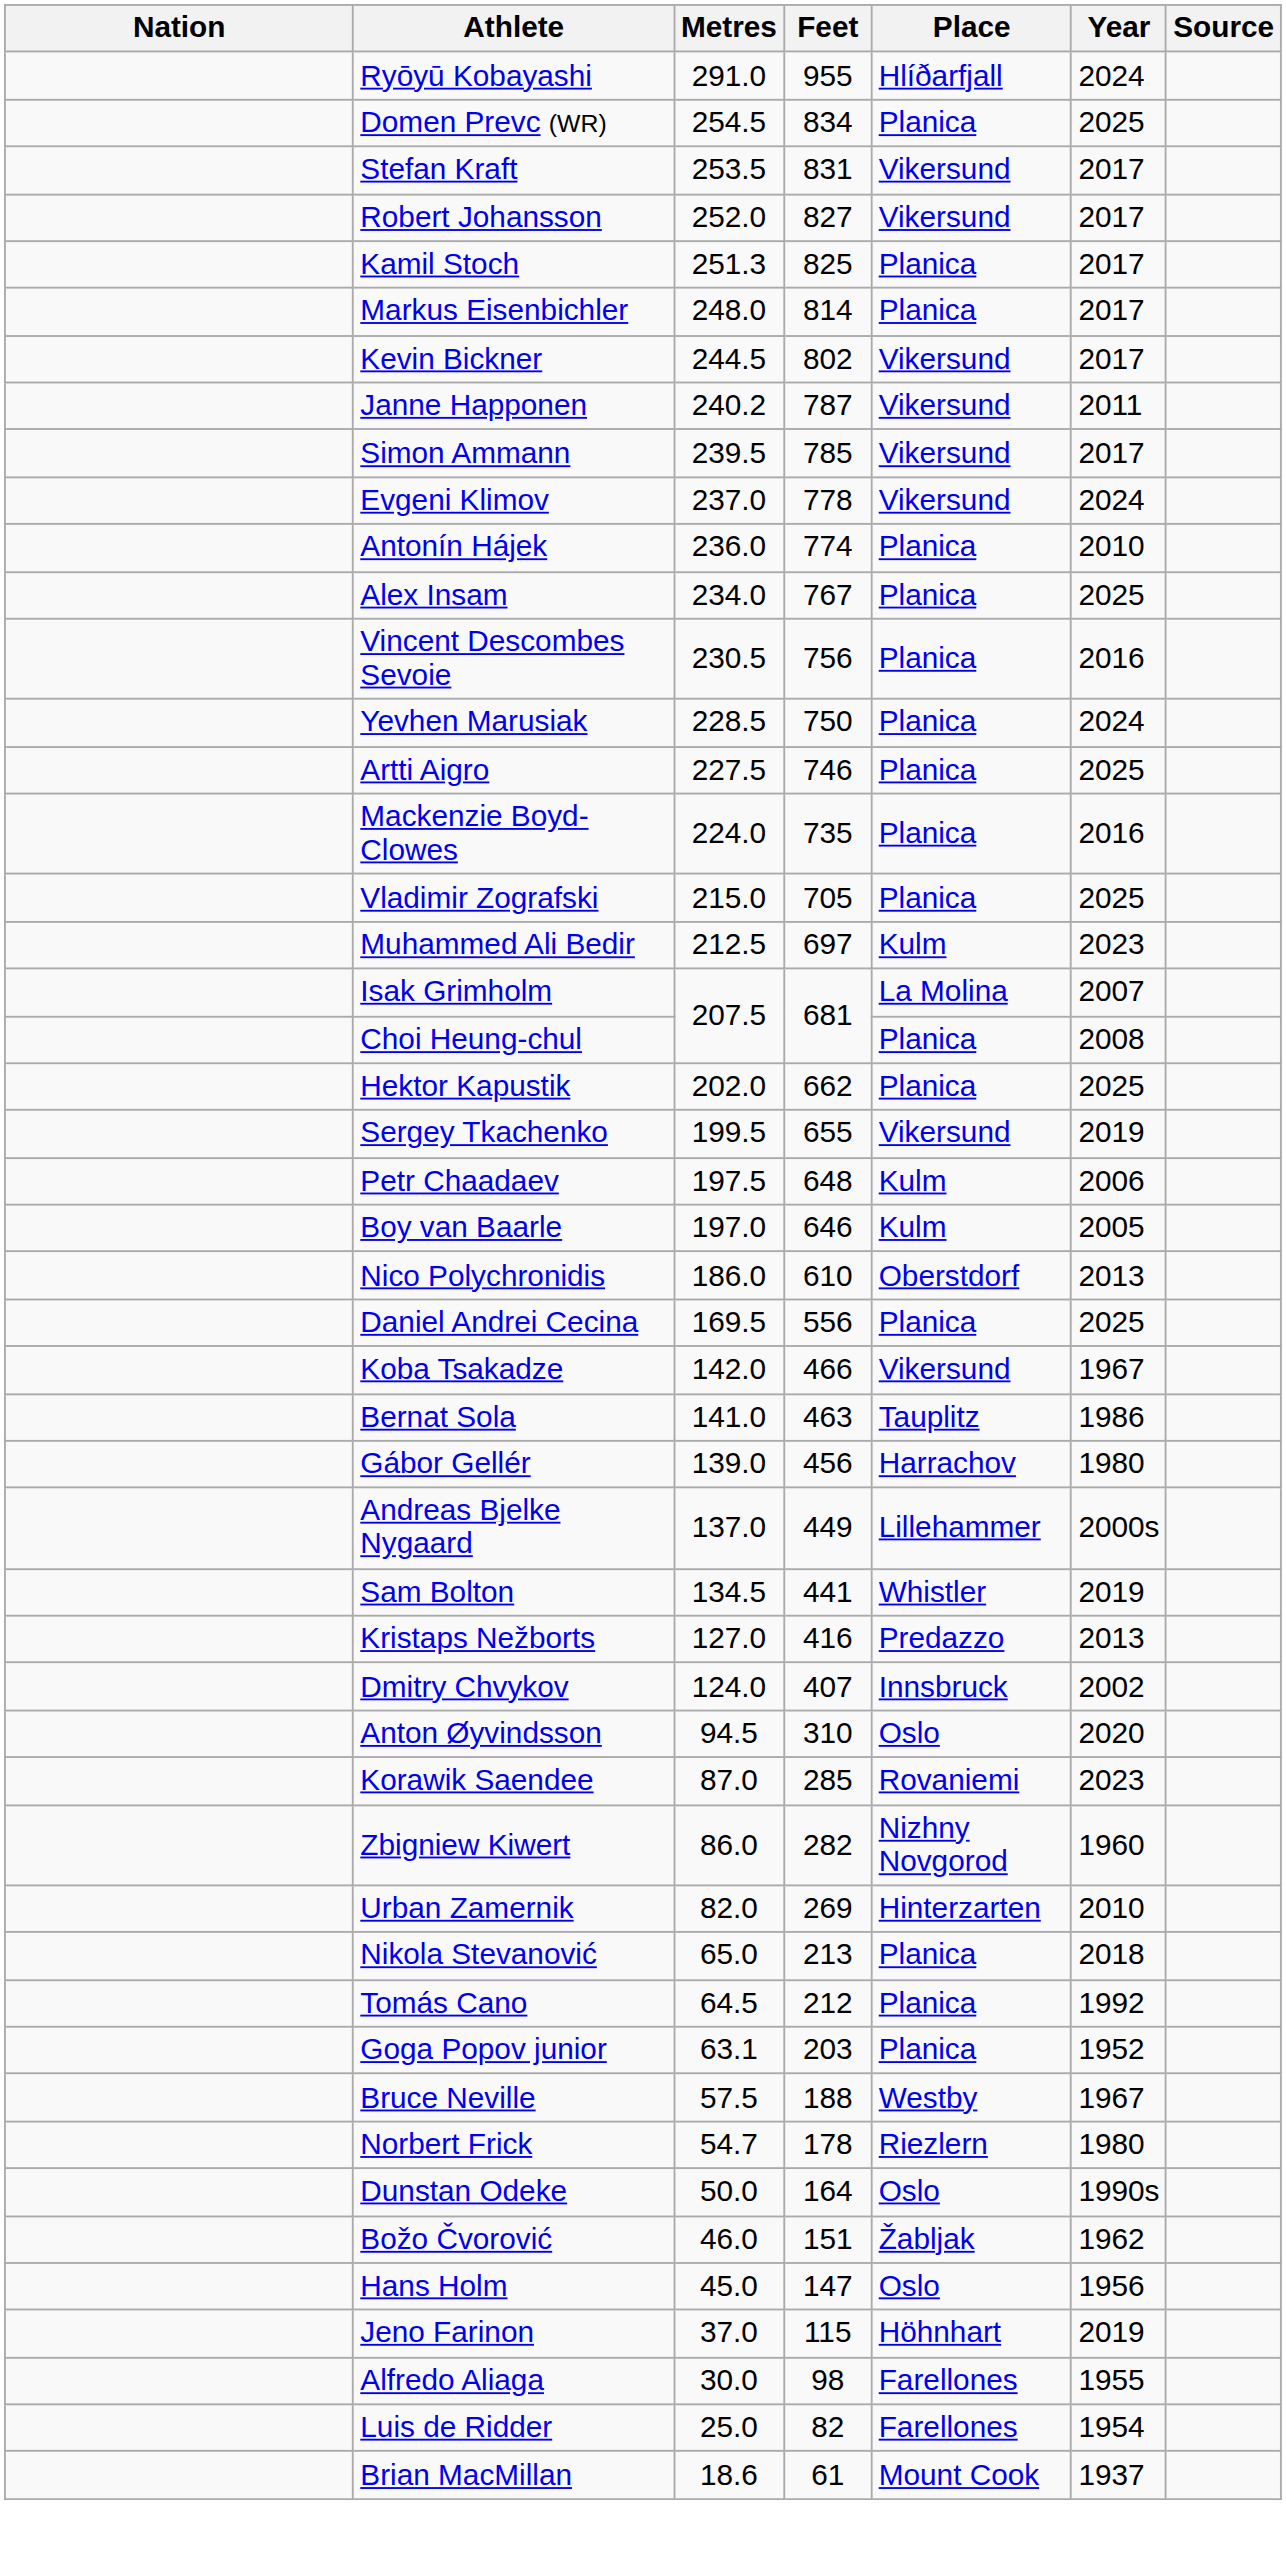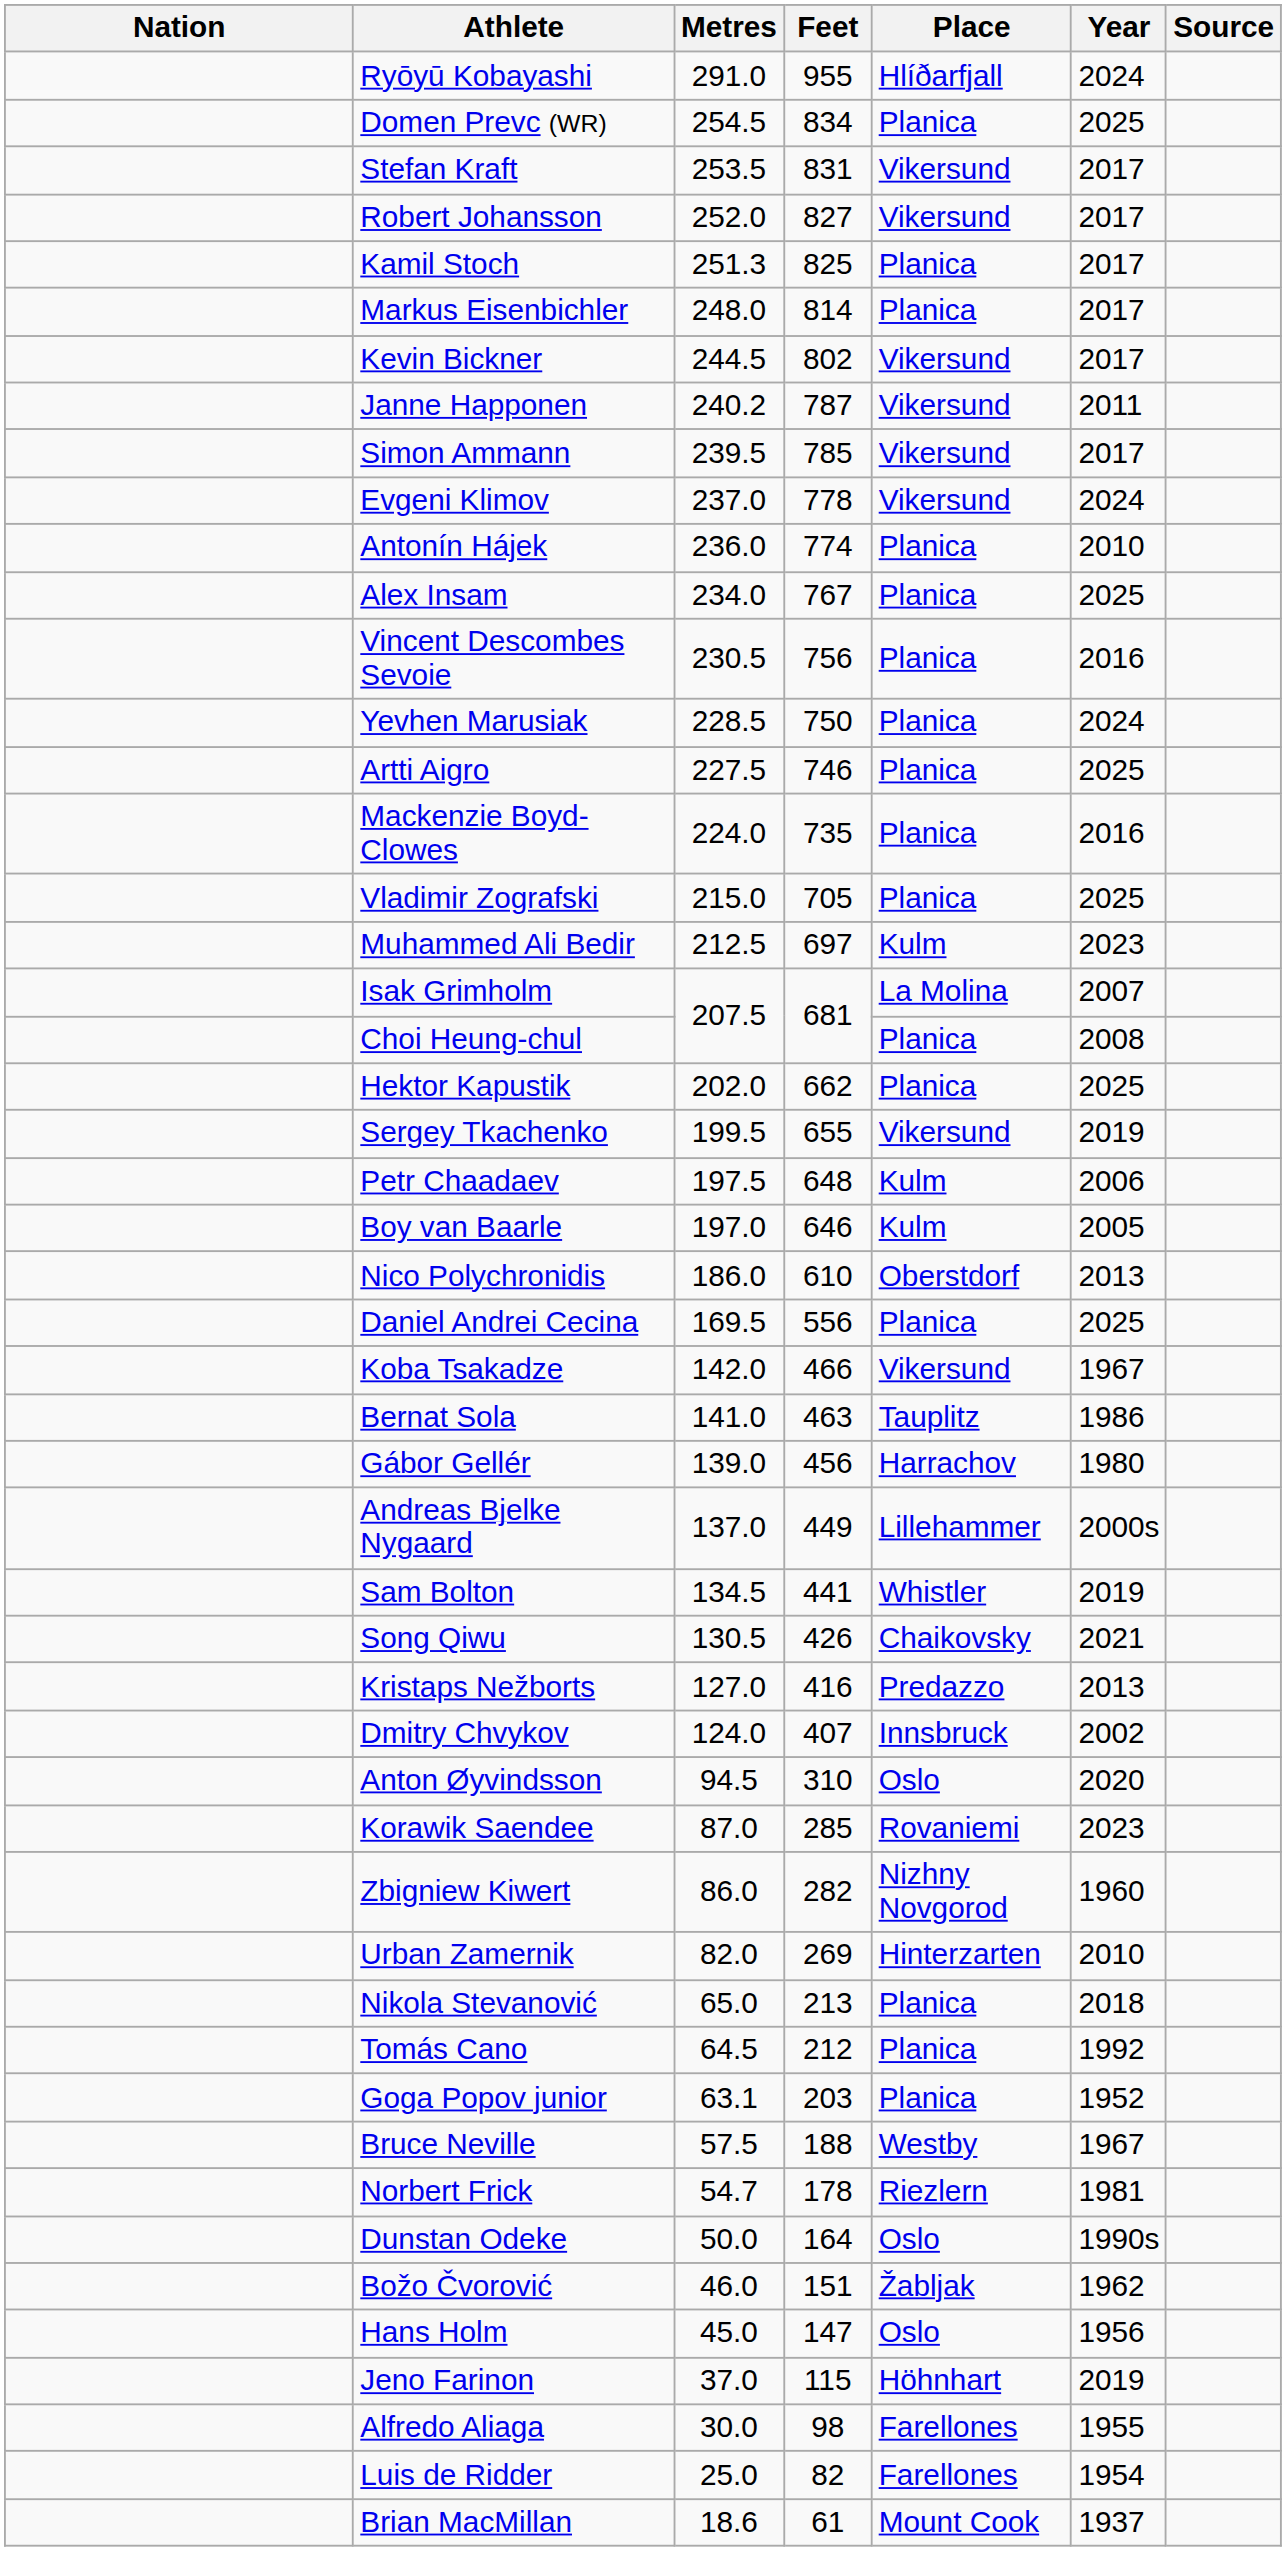+ row: (433, 1638)
(1112, 2144) 1980 -> (1112, 2191) 1981
